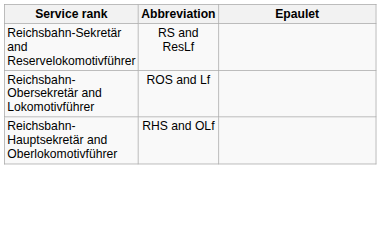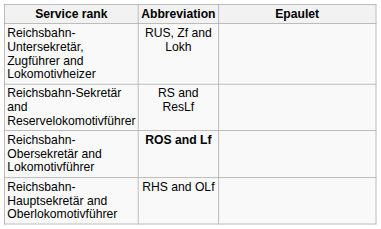+ row: (51, 53)
(178, 80) normal -> (178, 140) bold
